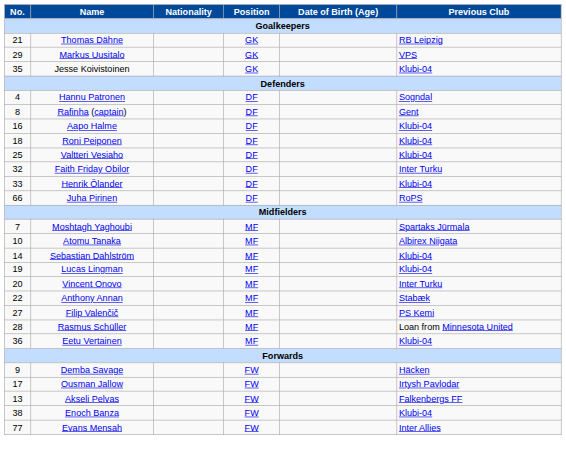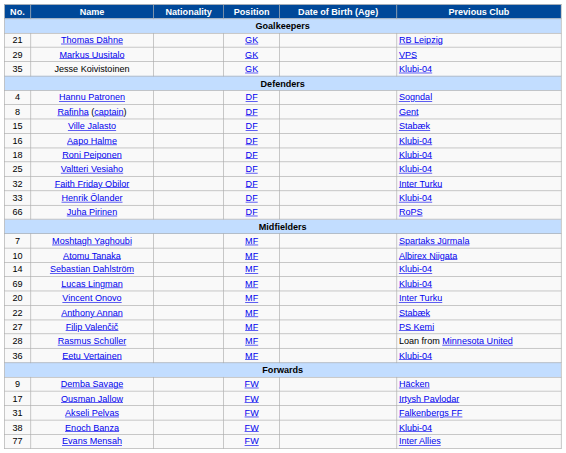+ row: (92, 127)
(17, 270) 19 -> (17, 284) 69
(17, 399) 13 -> (17, 413) 31
